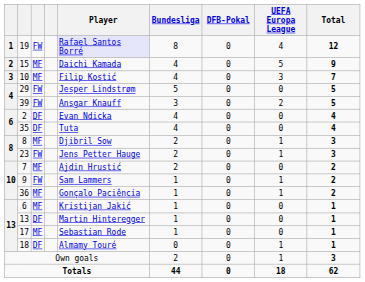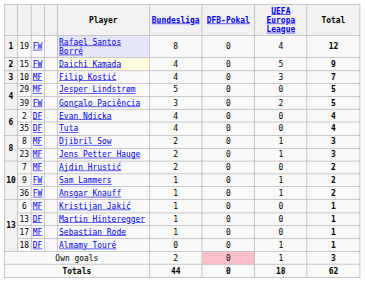(38, 64) MF -> (38, 64) FW
(90, 64) no background -> (90, 64) lightyellow background
(38, 90) FW -> (38, 90) MF
(90, 103) Ansgar Knauff -> (100, 103) Gonçalo Paciência
(38, 155) FW -> (38, 155) MF
(38, 193) MF -> (38, 193) FW
(100, 193) Gonçalo Paciência -> (90, 193) Ansgar Knauff
(228, 258) no background -> (228, 258) pink background
